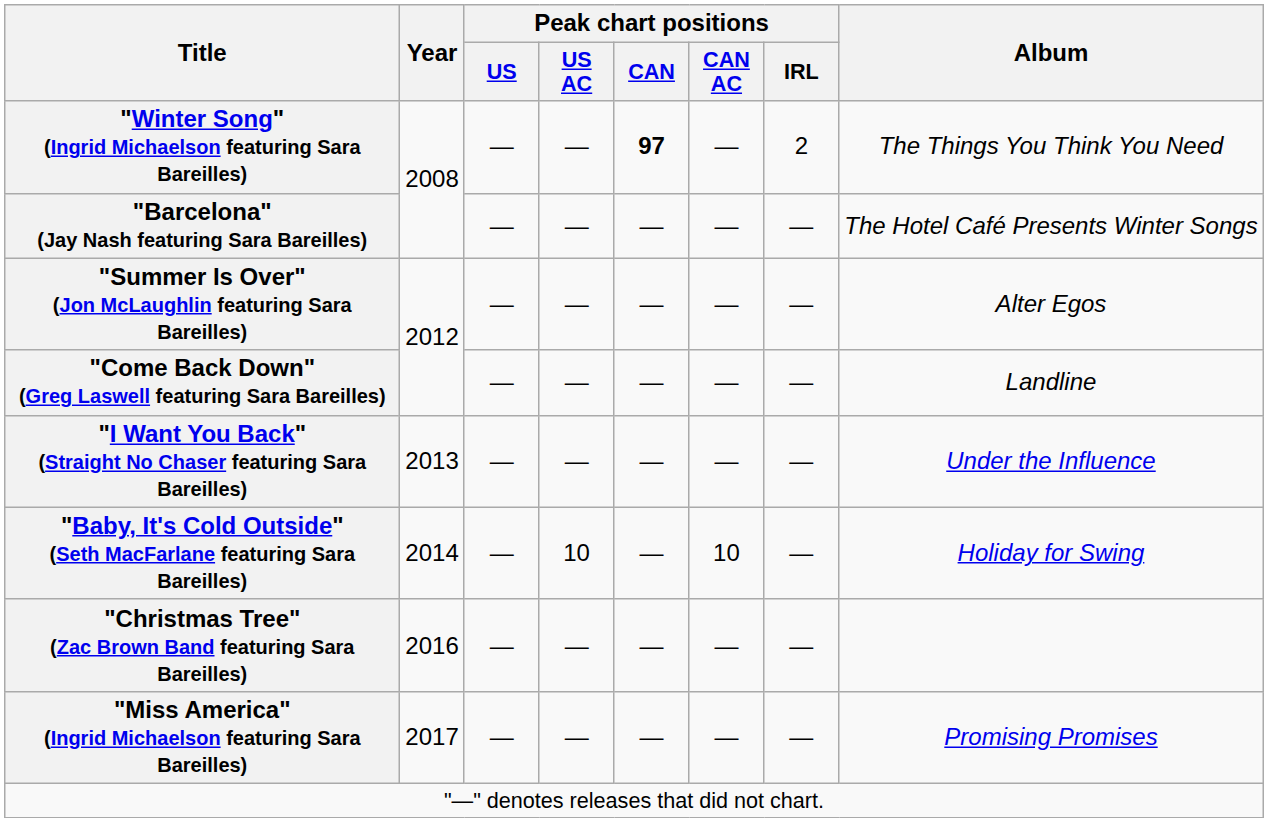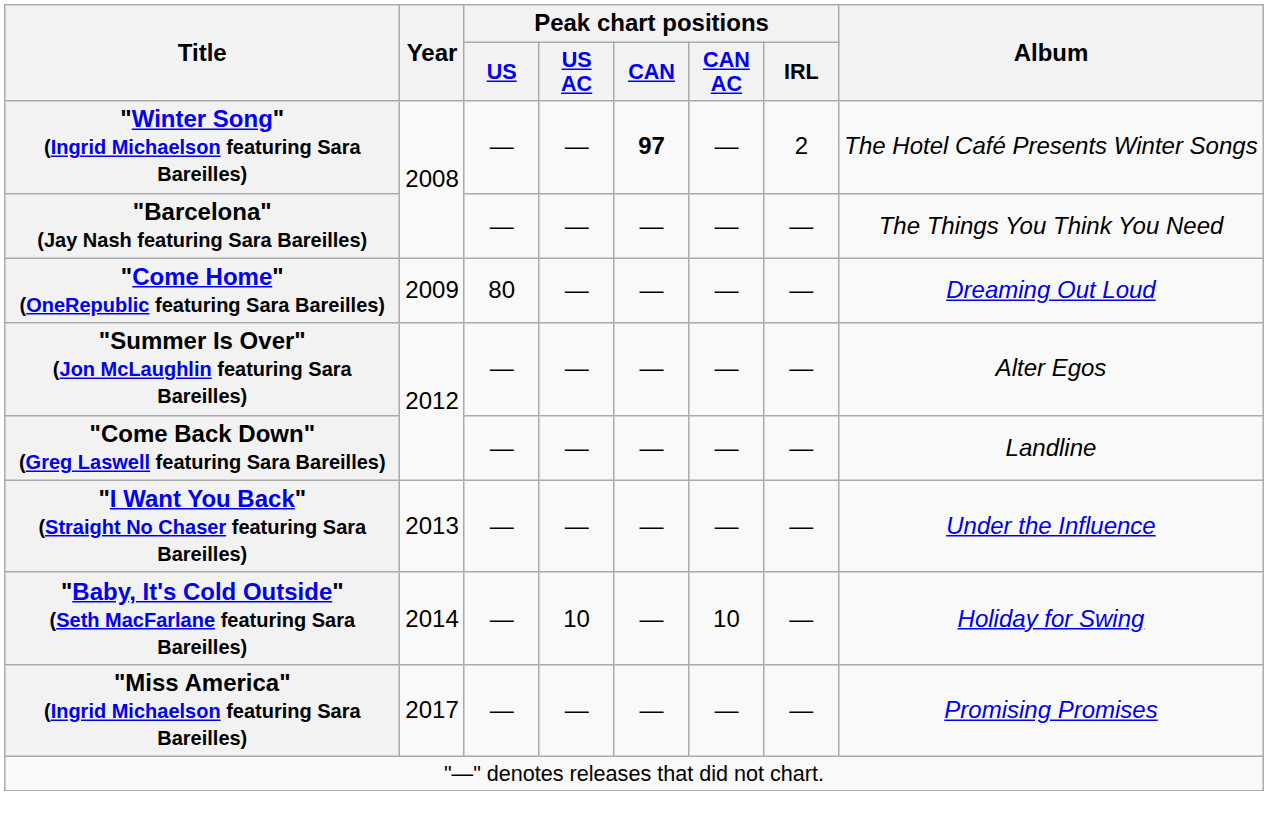(1051, 146) The Things You Think You Need -> (1051, 146) The Hotel Café Presents Winter Songs
(1051, 225) The Hotel Café Presents Winter Songs -> (1051, 225) The Things You Think You Need
+ row: (202, 290)
- row: (202, 645)
